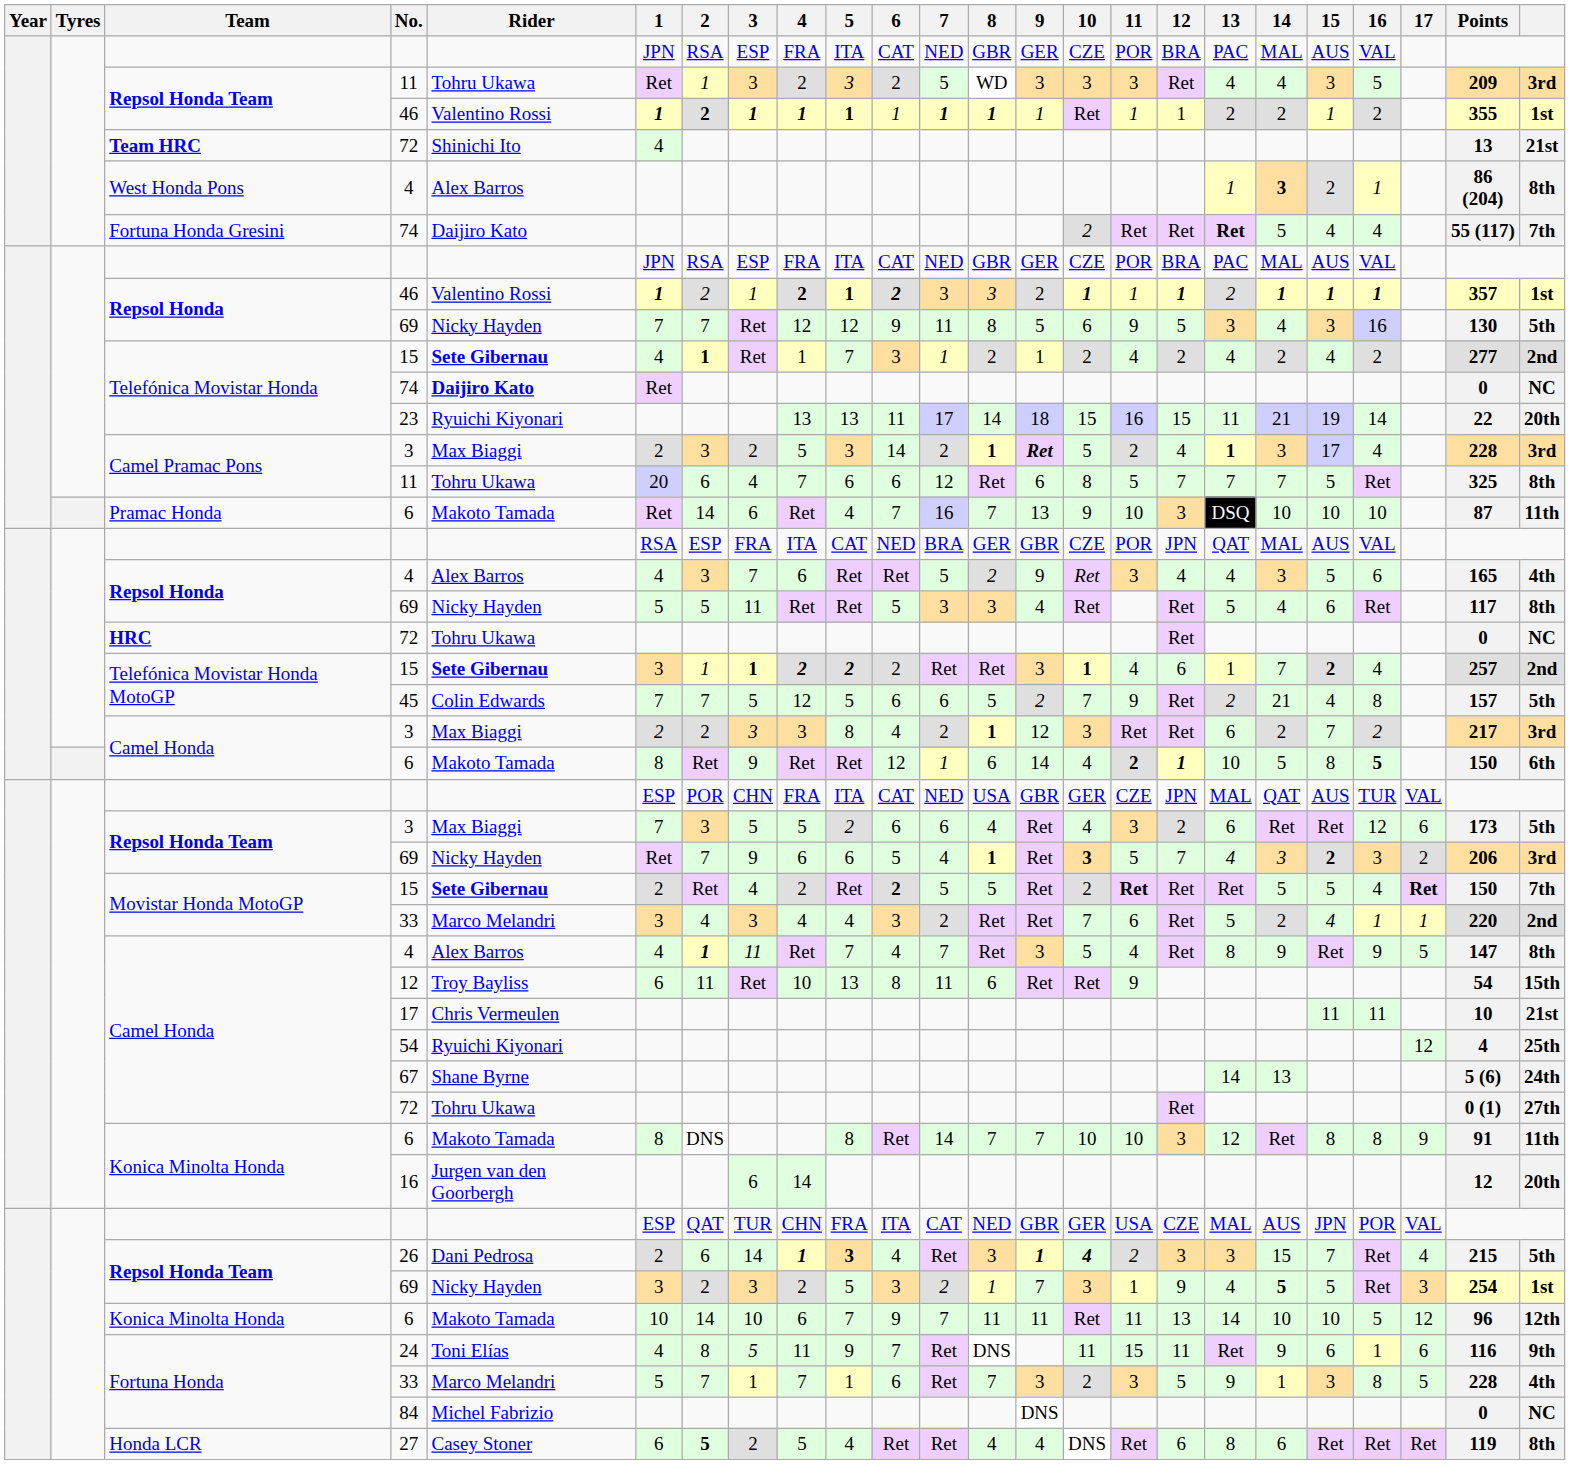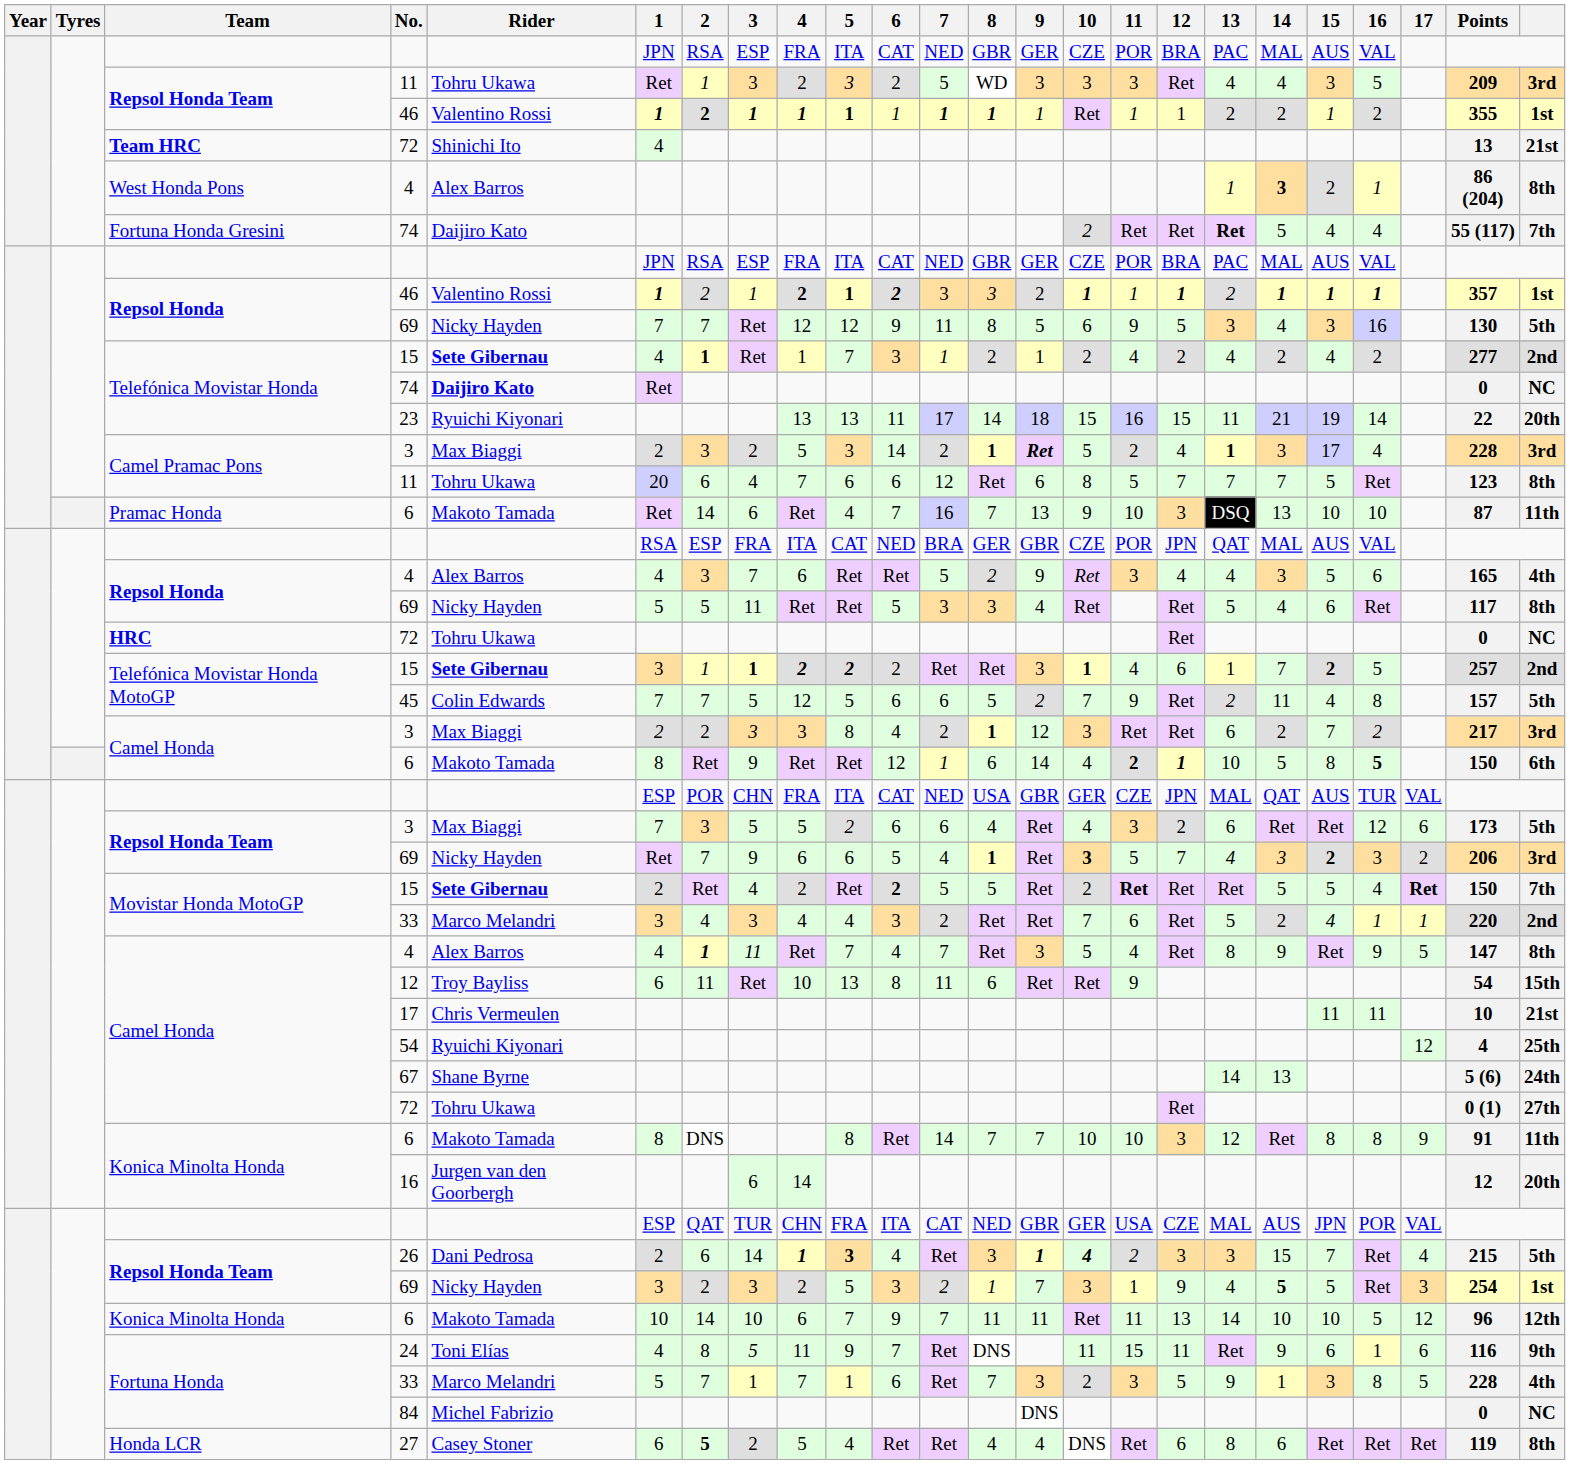(1483, 481) 325 -> (1483, 481) 123
(1282, 512) 10 -> (1282, 512) 13
(1377, 669) 4 -> (1377, 669) 5
(1282, 700) 21 -> (1282, 700) 11
